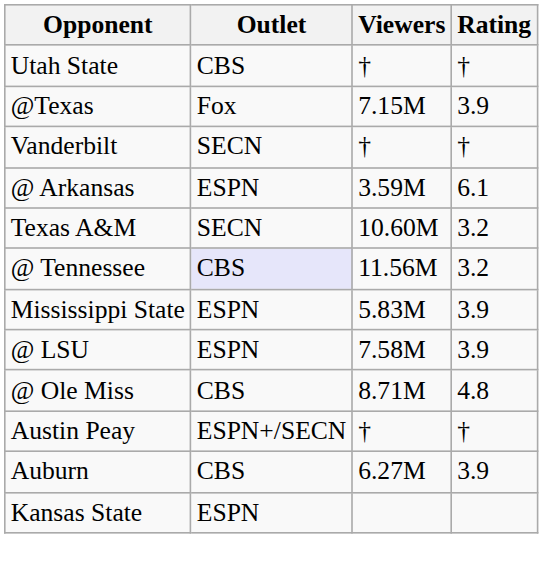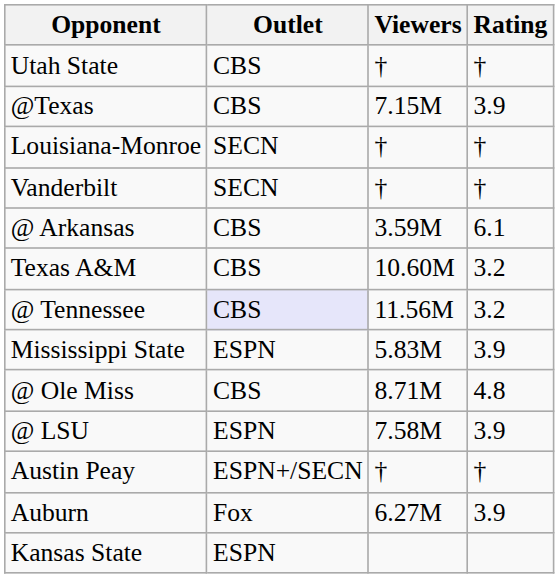(217, 106) Fox -> (237, 106) CBS
+ row: (106, 146)
(228, 187) ESPN -> (237, 227) CBS
(229, 227) SECN -> (237, 268) CBS
rows swapped: (50, 349) <-> (72, 390)
(221, 471) CBS -> (233, 512) Fox
